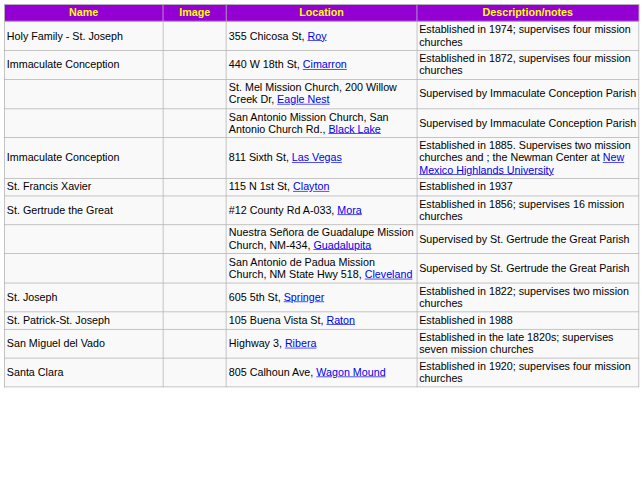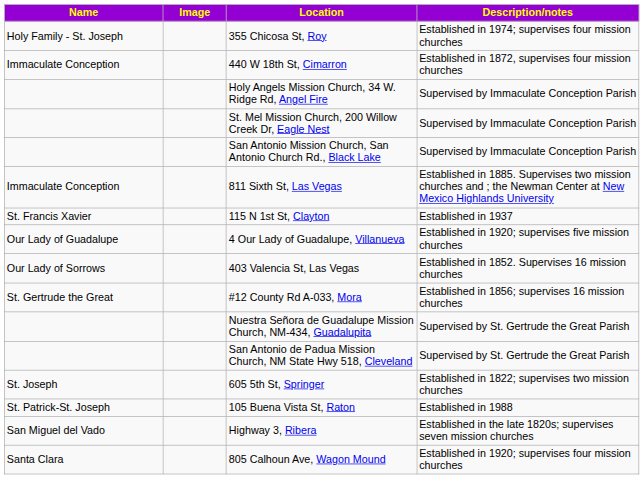+ row: (312, 94)
+ row: (317, 239)
+ row: (294, 268)
